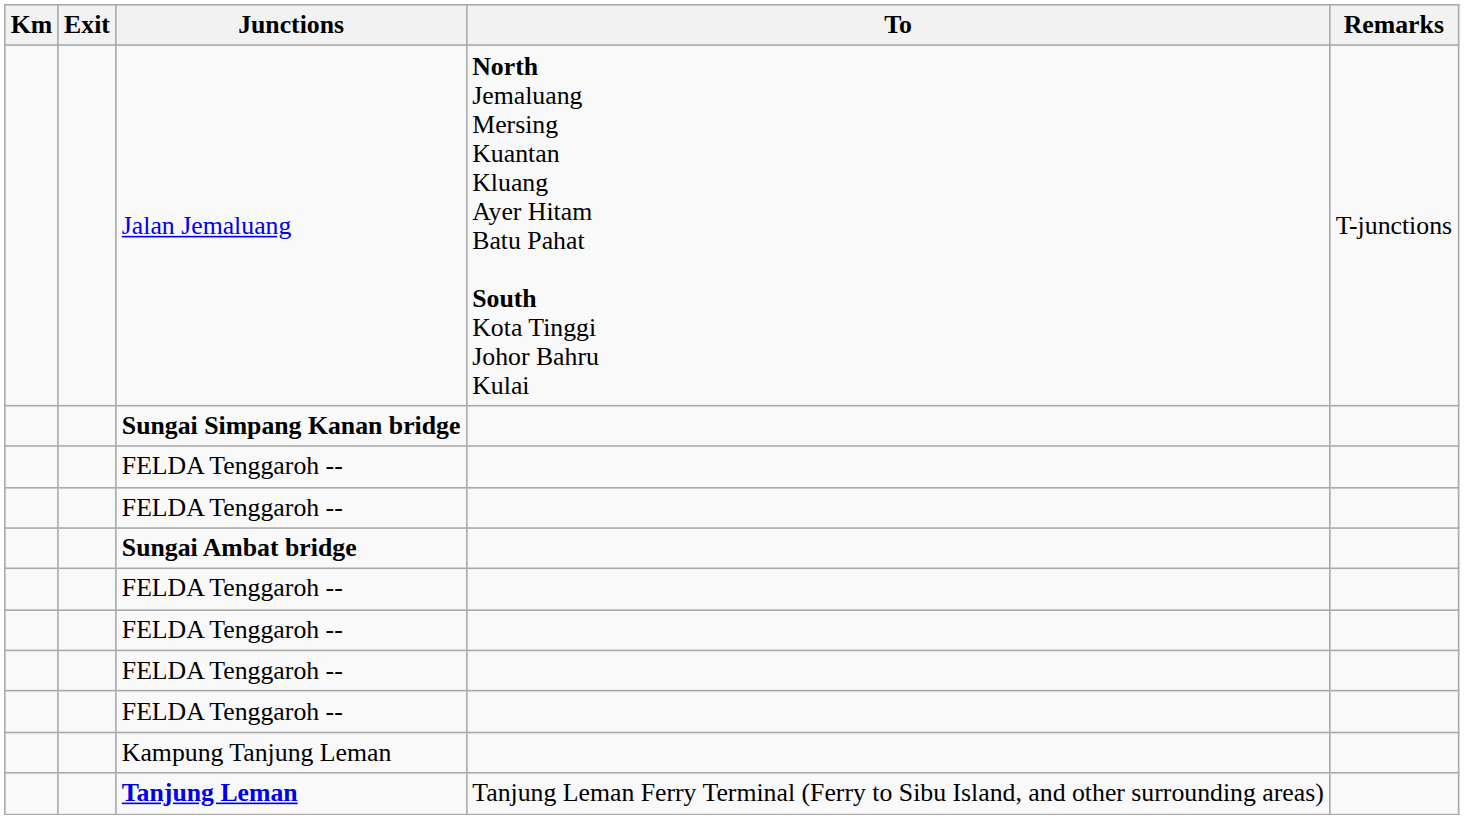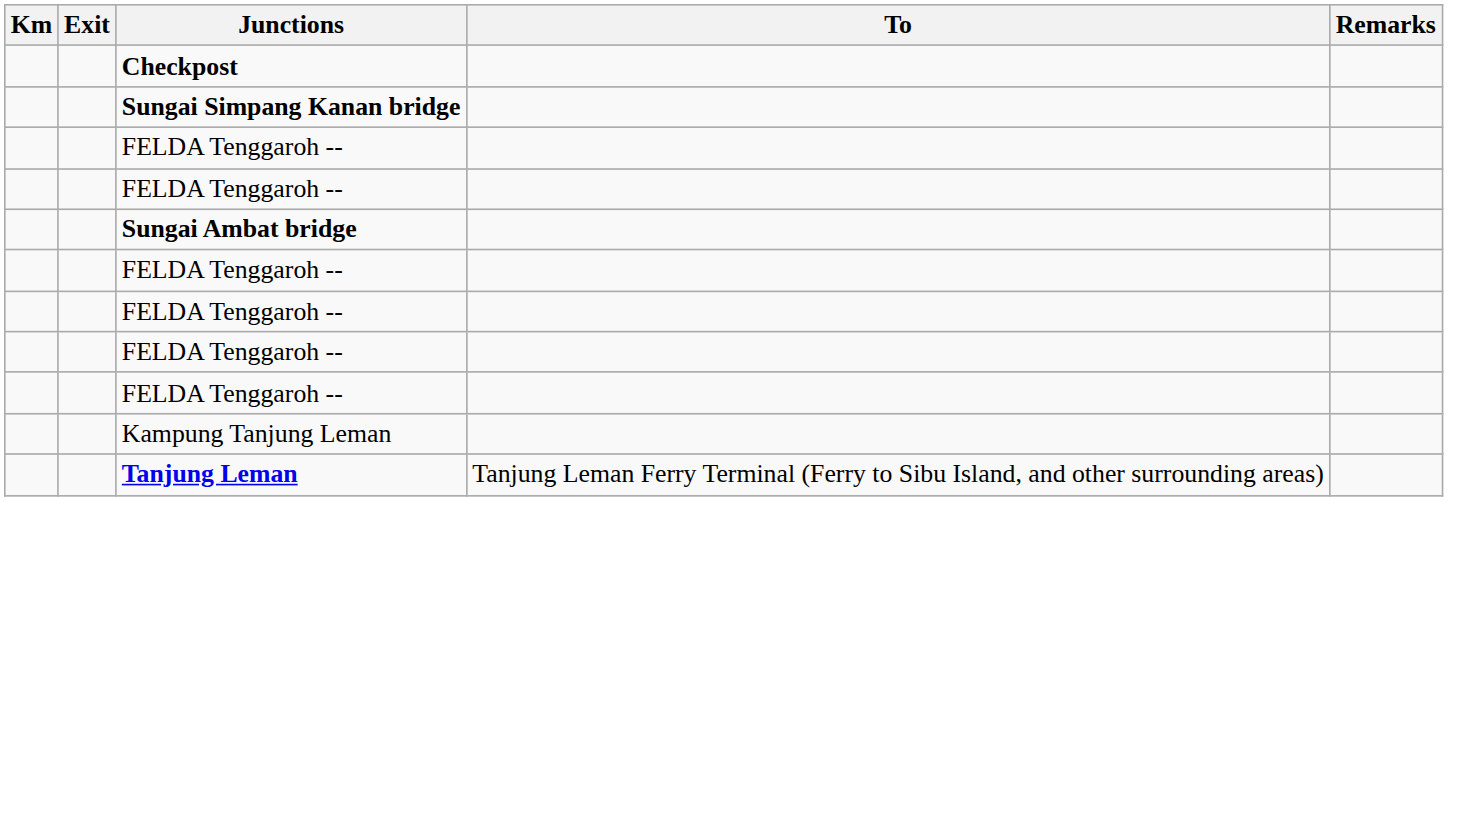- row: (207, 225)
+ row: (180, 65)
